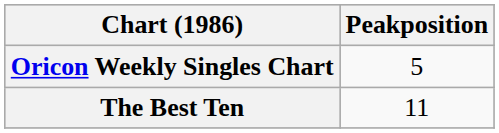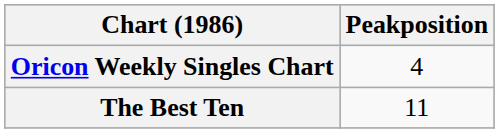(417, 66) 5 -> (417, 66) 4
